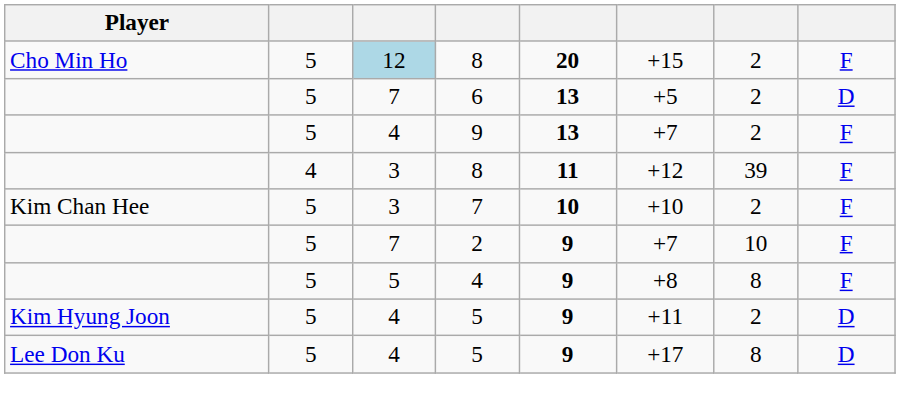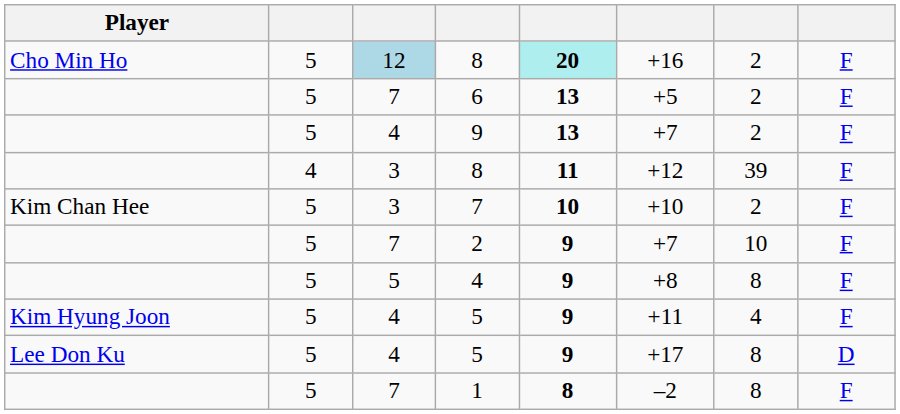(568, 59) no background -> (568, 59) paleturquoise background
(665, 59) +15 -> (665, 59) +16
(846, 96) D -> (846, 96) F
(756, 317) 2 -> (756, 317) 4
(846, 317) D -> (846, 317) F
+ row: (137, 391)
